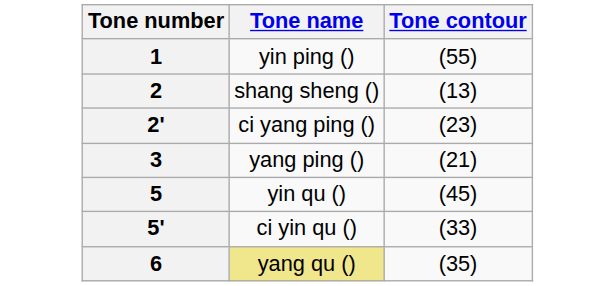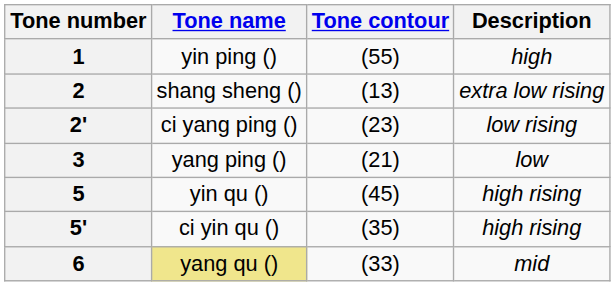+ column: (532, 21)
(458, 228) (33) -> (380, 228) (35)
(458, 263) (35) -> (380, 263) (33)
